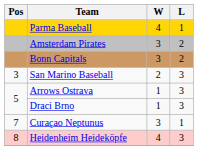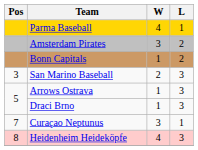(158, 59) 3 -> (158, 59) 1
